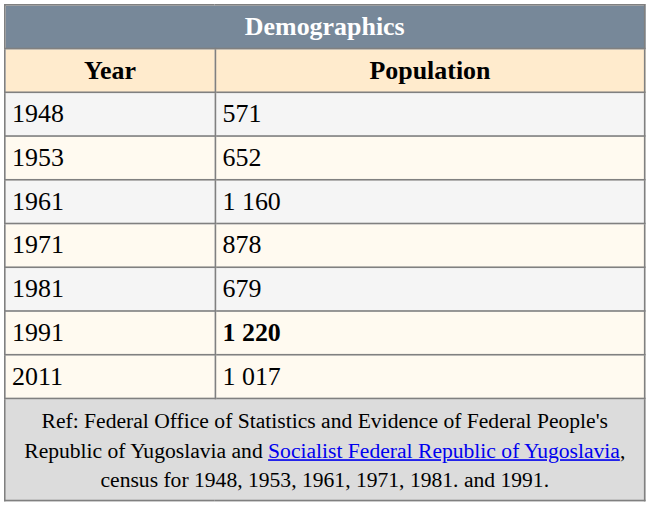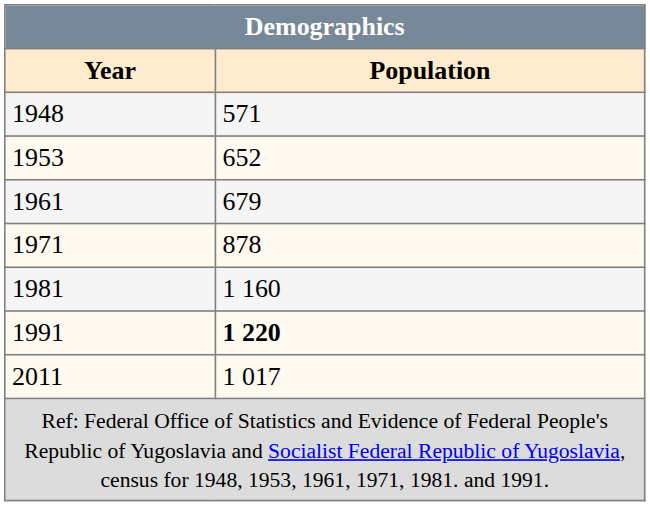(252, 201) 1 160 -> (242, 201) 679
(242, 288) 679 -> (252, 288) 1 160
